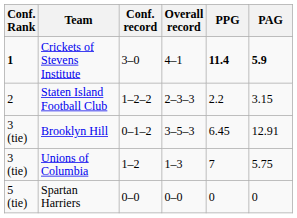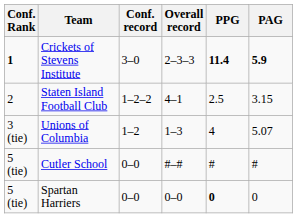(174, 60) 4–1 -> (180, 60) 2–3–3
(180, 99) 2–3–3 -> (174, 99) 4–1
(216, 99) 2.2 -> (216, 99) 2.5
- row: (75, 131)
(212, 164) 7 -> (212, 131) 4
(262, 164) 5.75 -> (262, 131) 5.07
+ row: (74, 164)
(212, 196) normal -> (212, 196) bold
